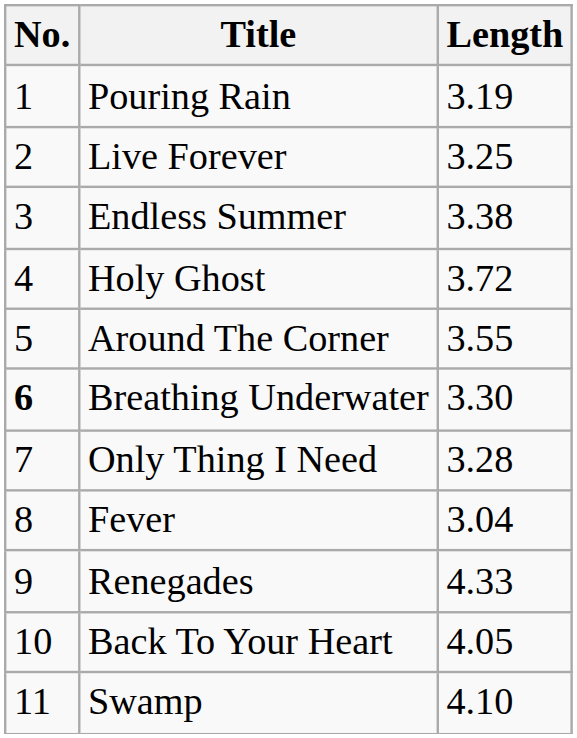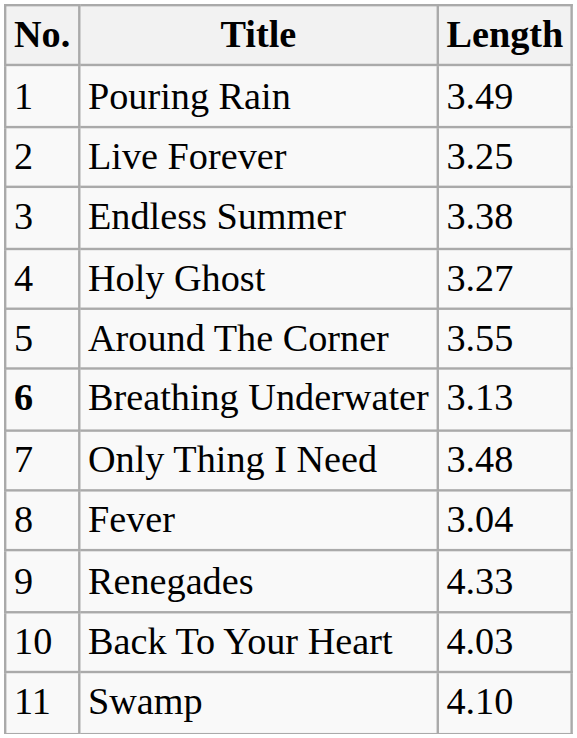(480, 95) 3.19 -> (480, 95) 3.49
(480, 277) 3.72 -> (480, 277) 3.27
(480, 398) 3.30 -> (480, 398) 3.13
(480, 459) 3.28 -> (480, 459) 3.48
(480, 641) 4.05 -> (480, 641) 4.03
